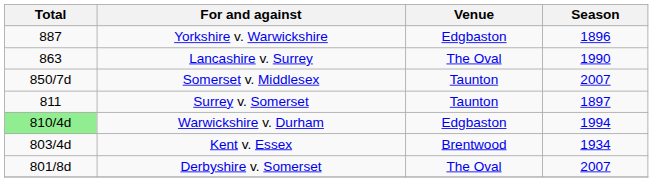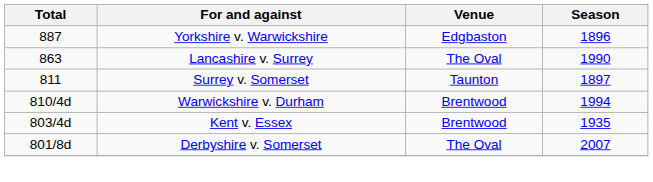- row: (251, 79)
(51, 123) lightgreen background -> (51, 101) no background
(474, 123) Edgbaston -> (474, 101) Brentwood
(595, 144) 1934 -> (595, 123) 1935
